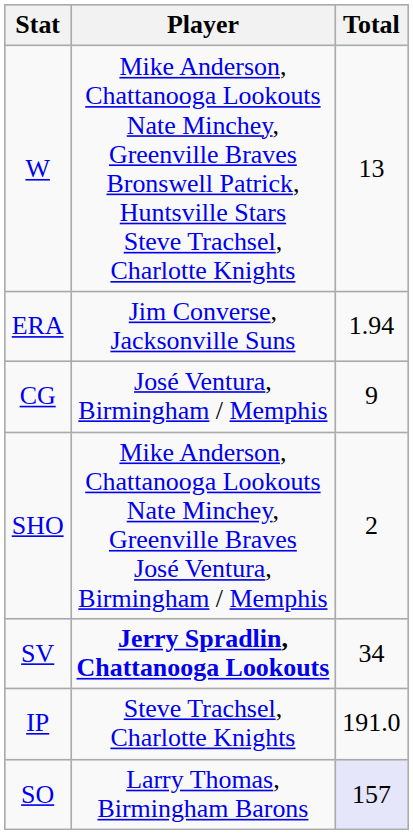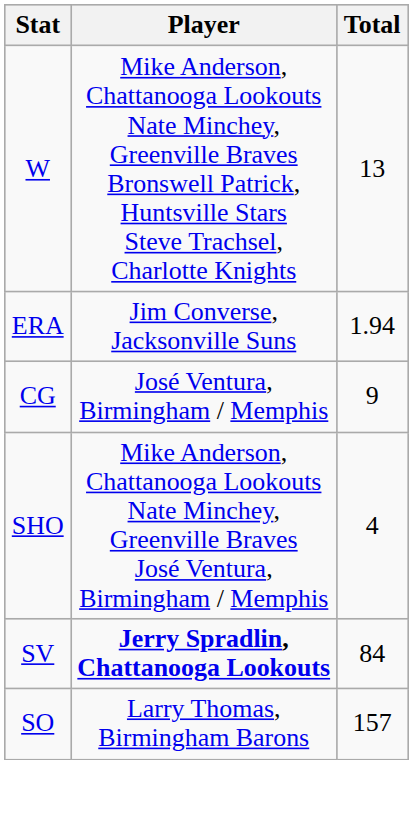(371, 524) 2 -> (372, 524) 4
(371, 653) 34 -> (372, 653) 84
- row: (38, 723)
(371, 793) lavender background -> (372, 723) no background
